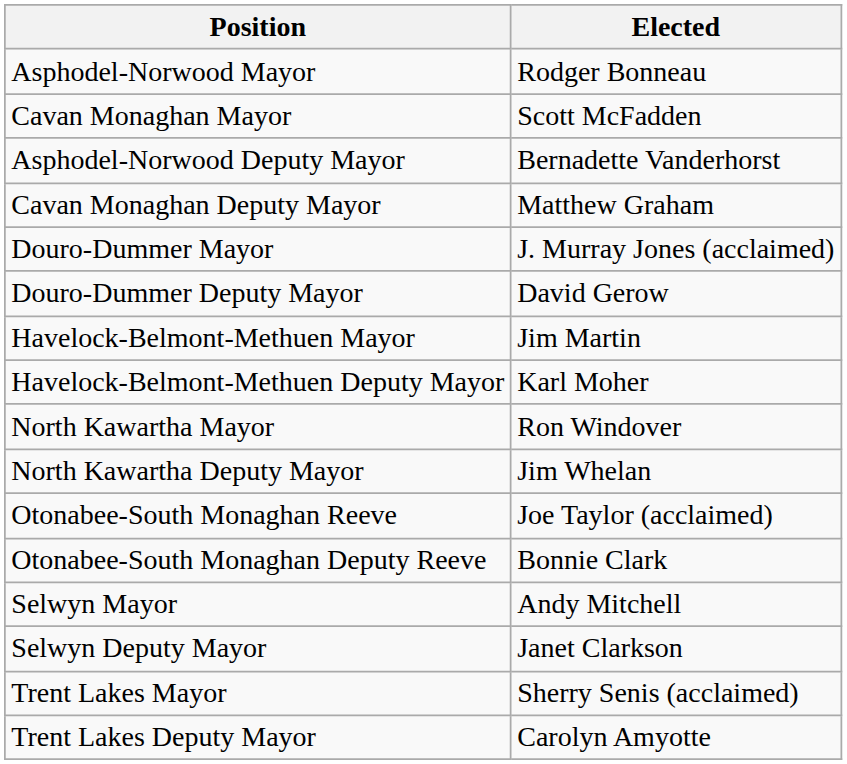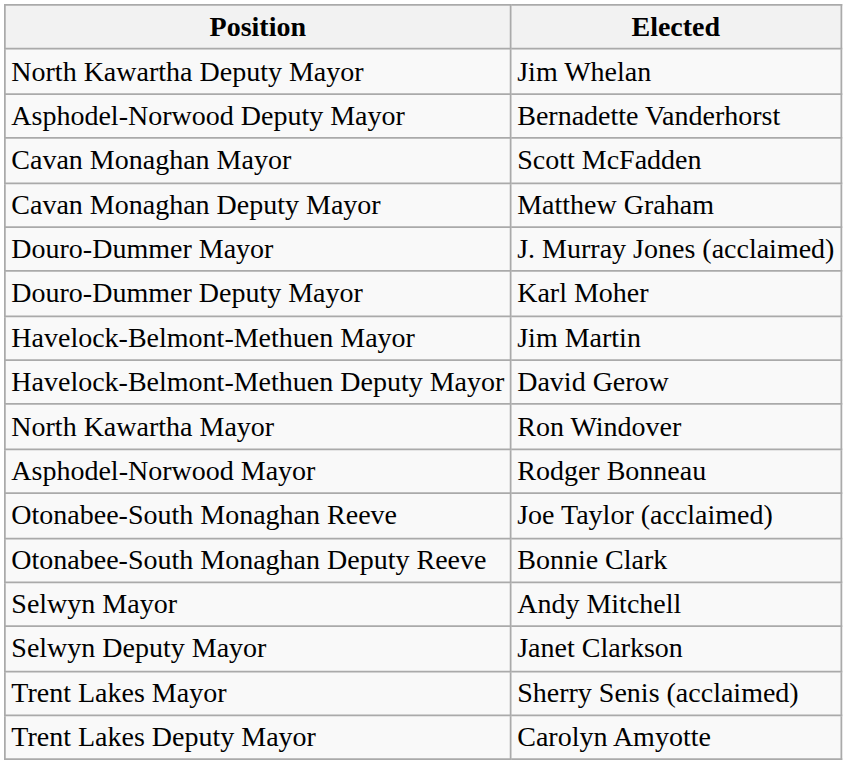rows swapped: (163, 71) <-> (187, 470)
rows swapped: (208, 159) <-> (151, 115)
(593, 293) David Gerow -> (583, 293) Karl Moher
(583, 381) Karl Moher -> (593, 381) David Gerow
